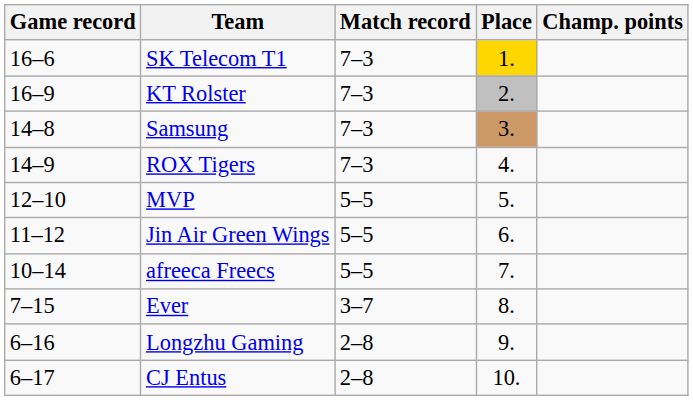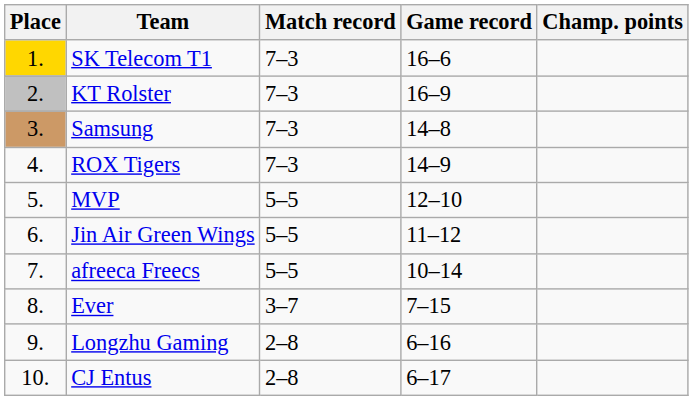columns swapped: (506, 22) <-> (73, 22)
